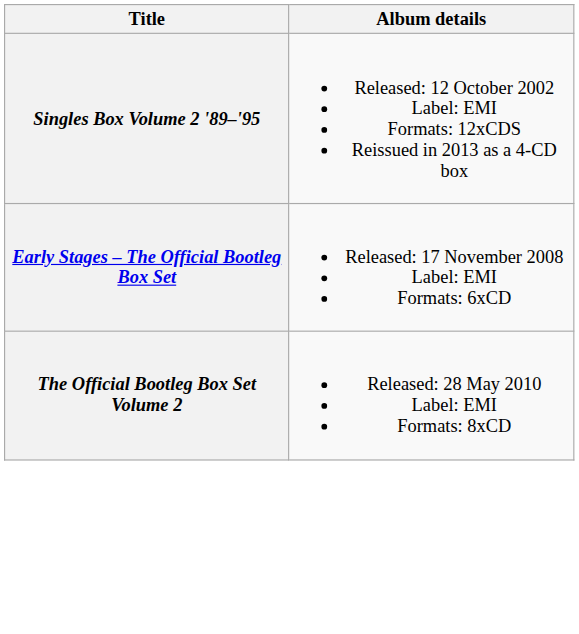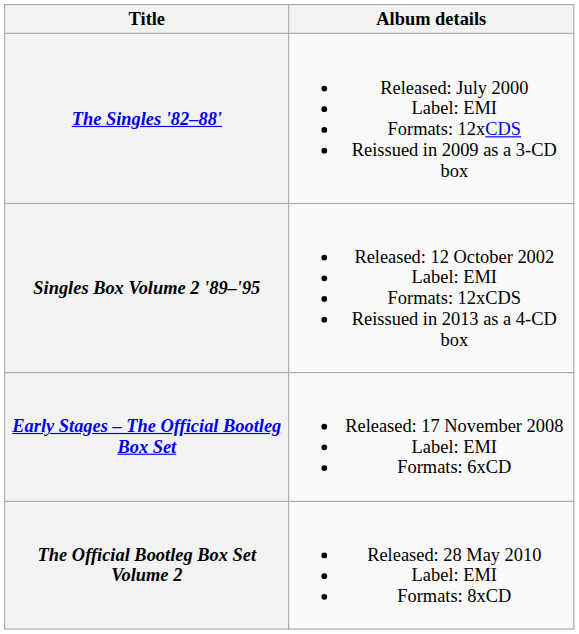+ row: (147, 118)
